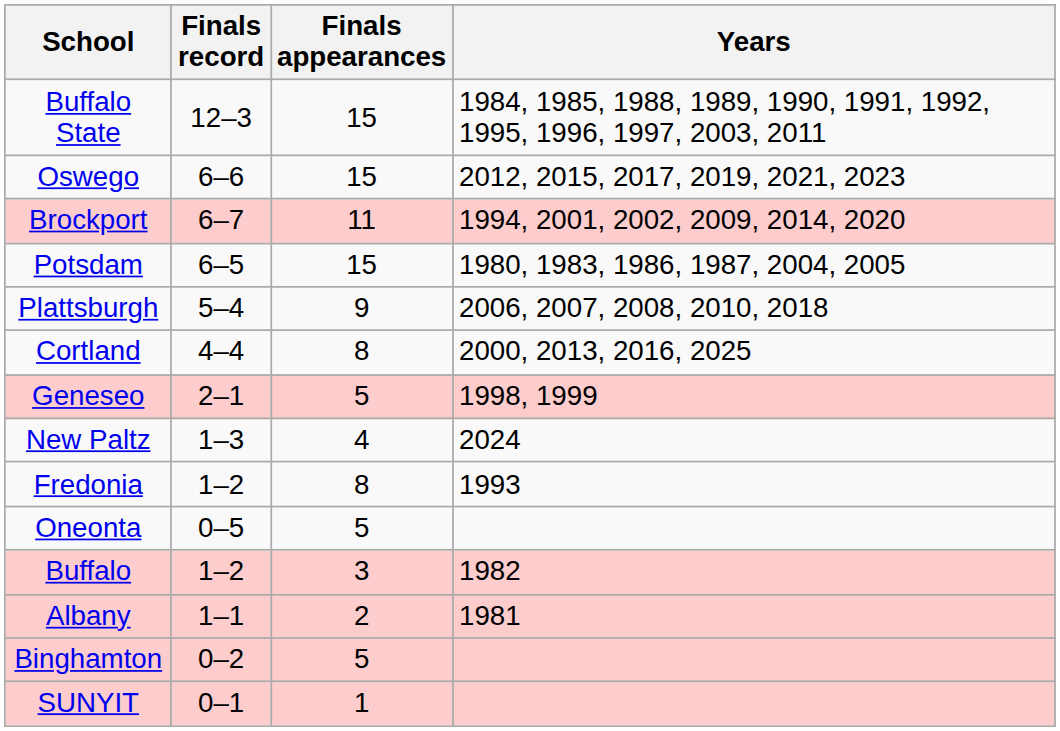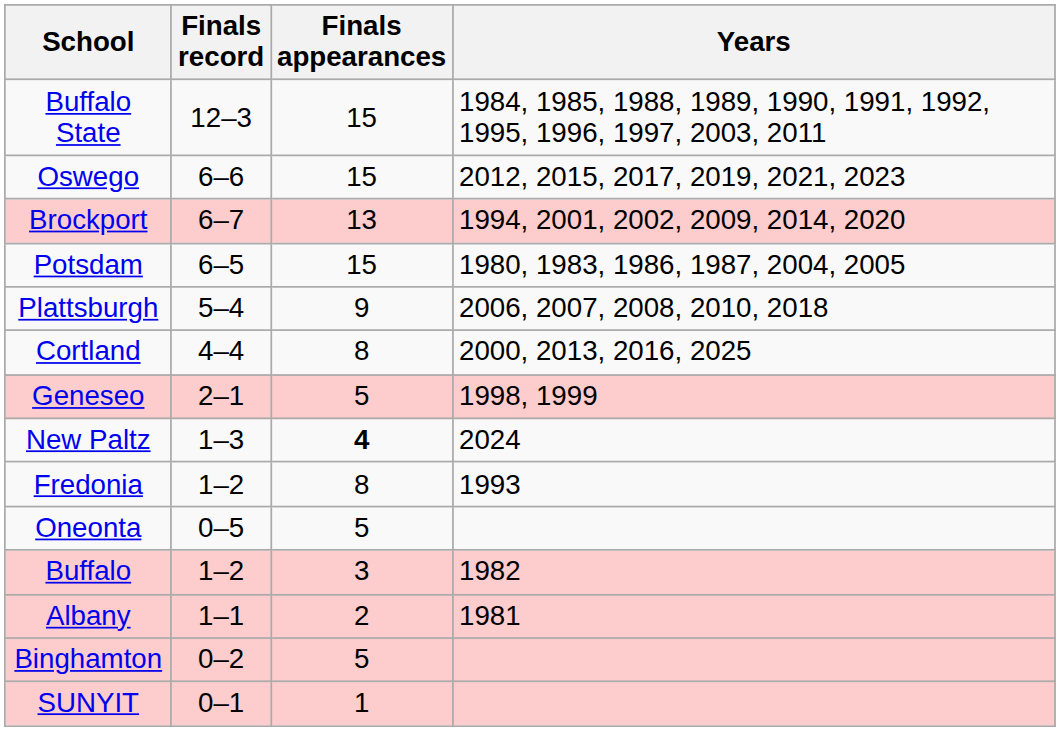(362, 220) 11 -> (362, 220) 13
(362, 439) normal -> (362, 439) bold
